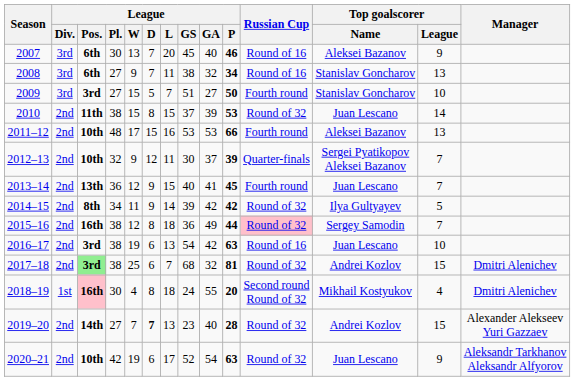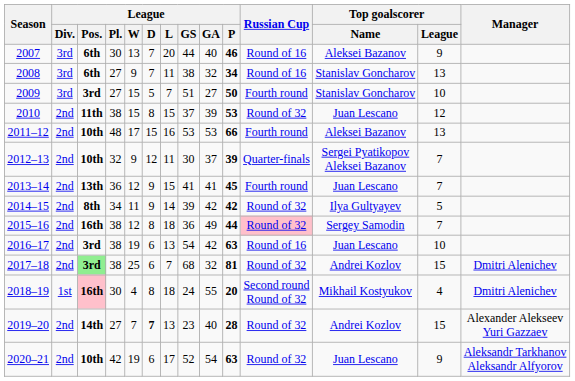(188, 54) 45 -> (188, 54) 44
(439, 113) 14 -> (439, 113) 12
(188, 186) 40 -> (188, 186) 41
